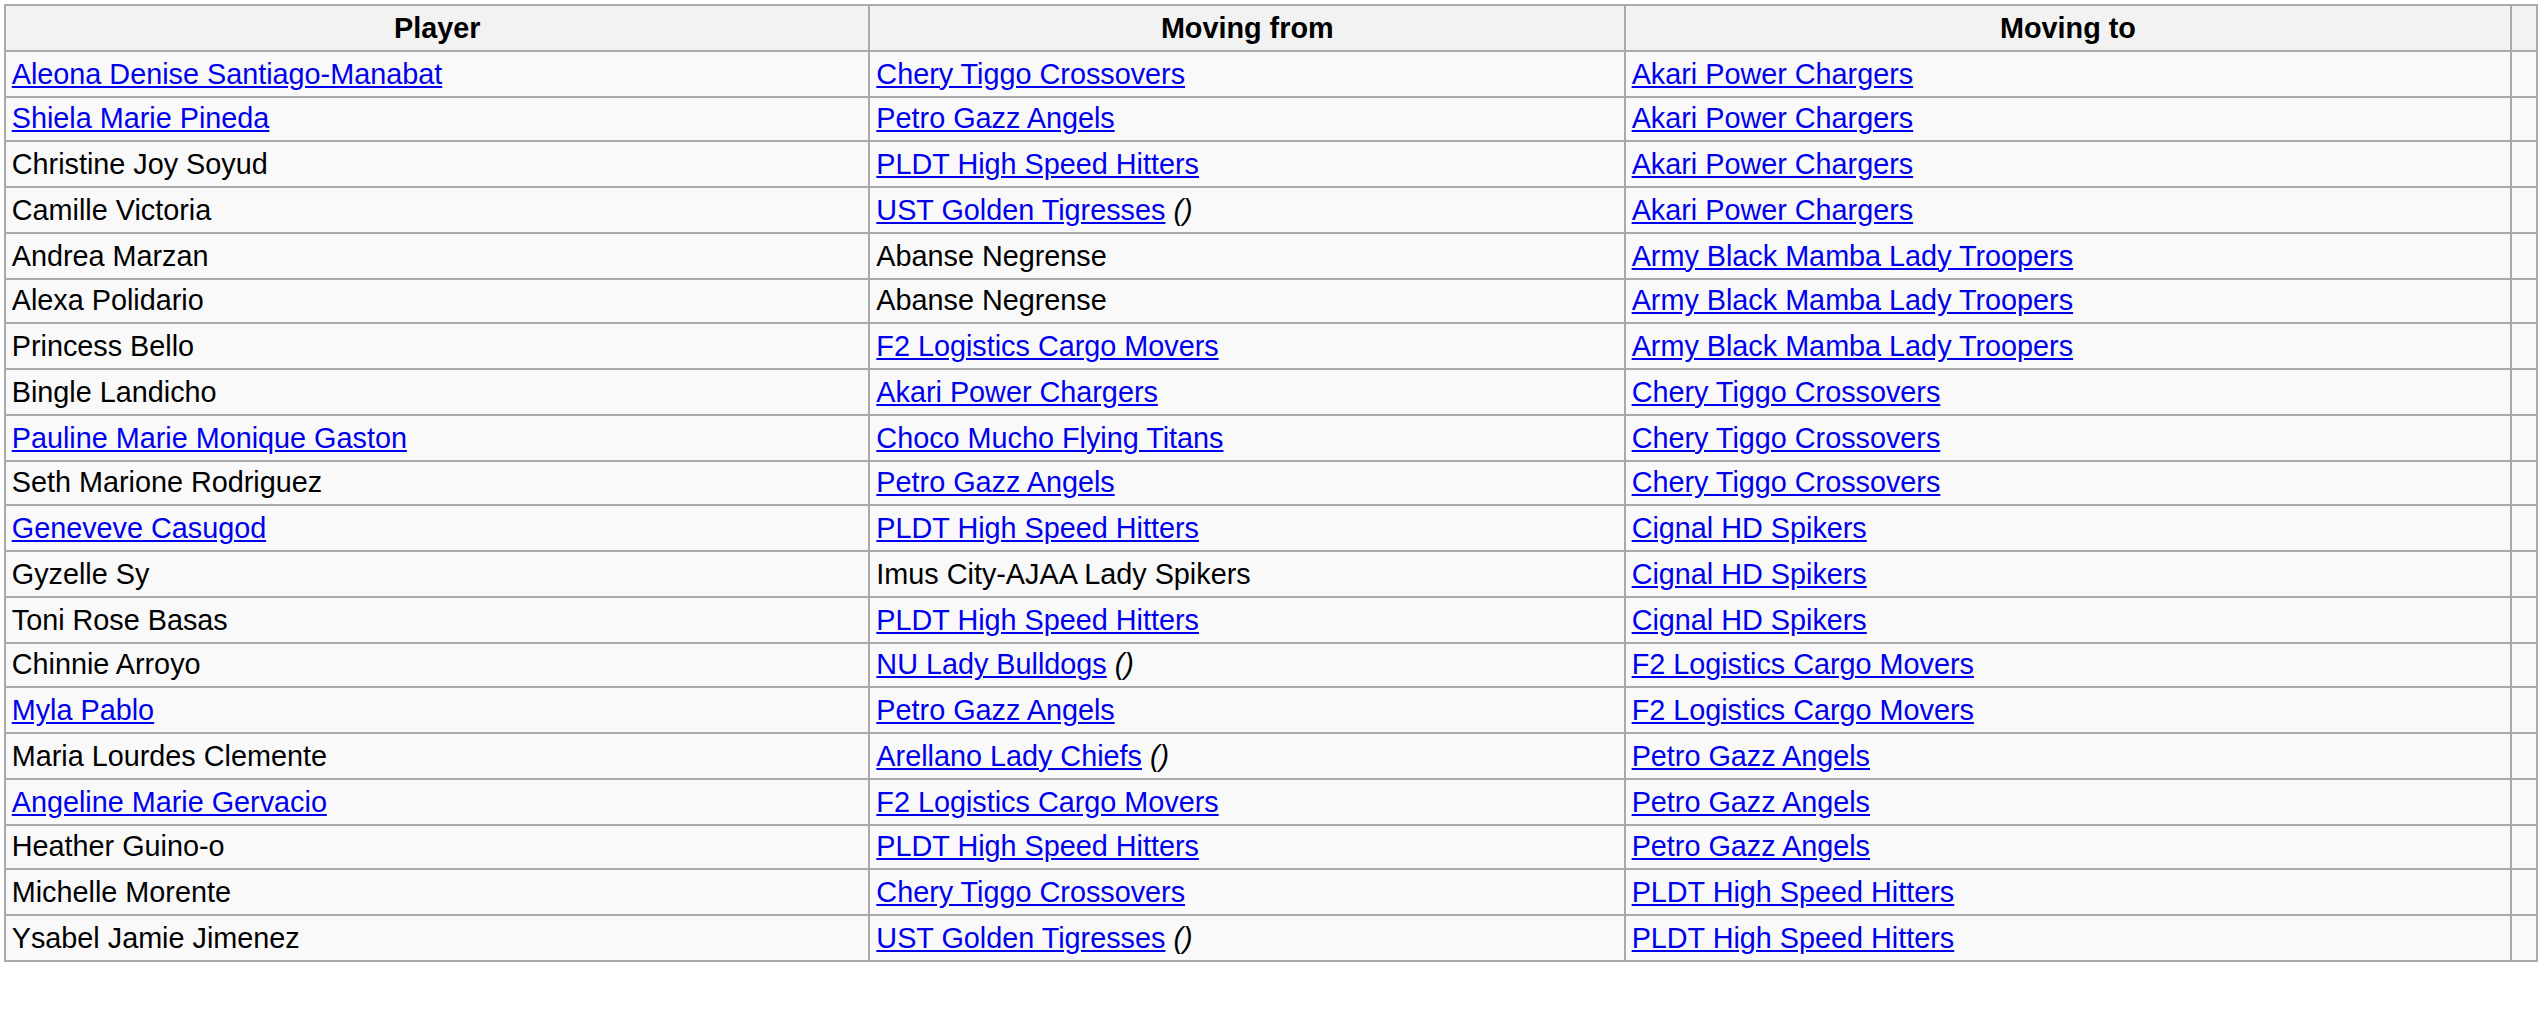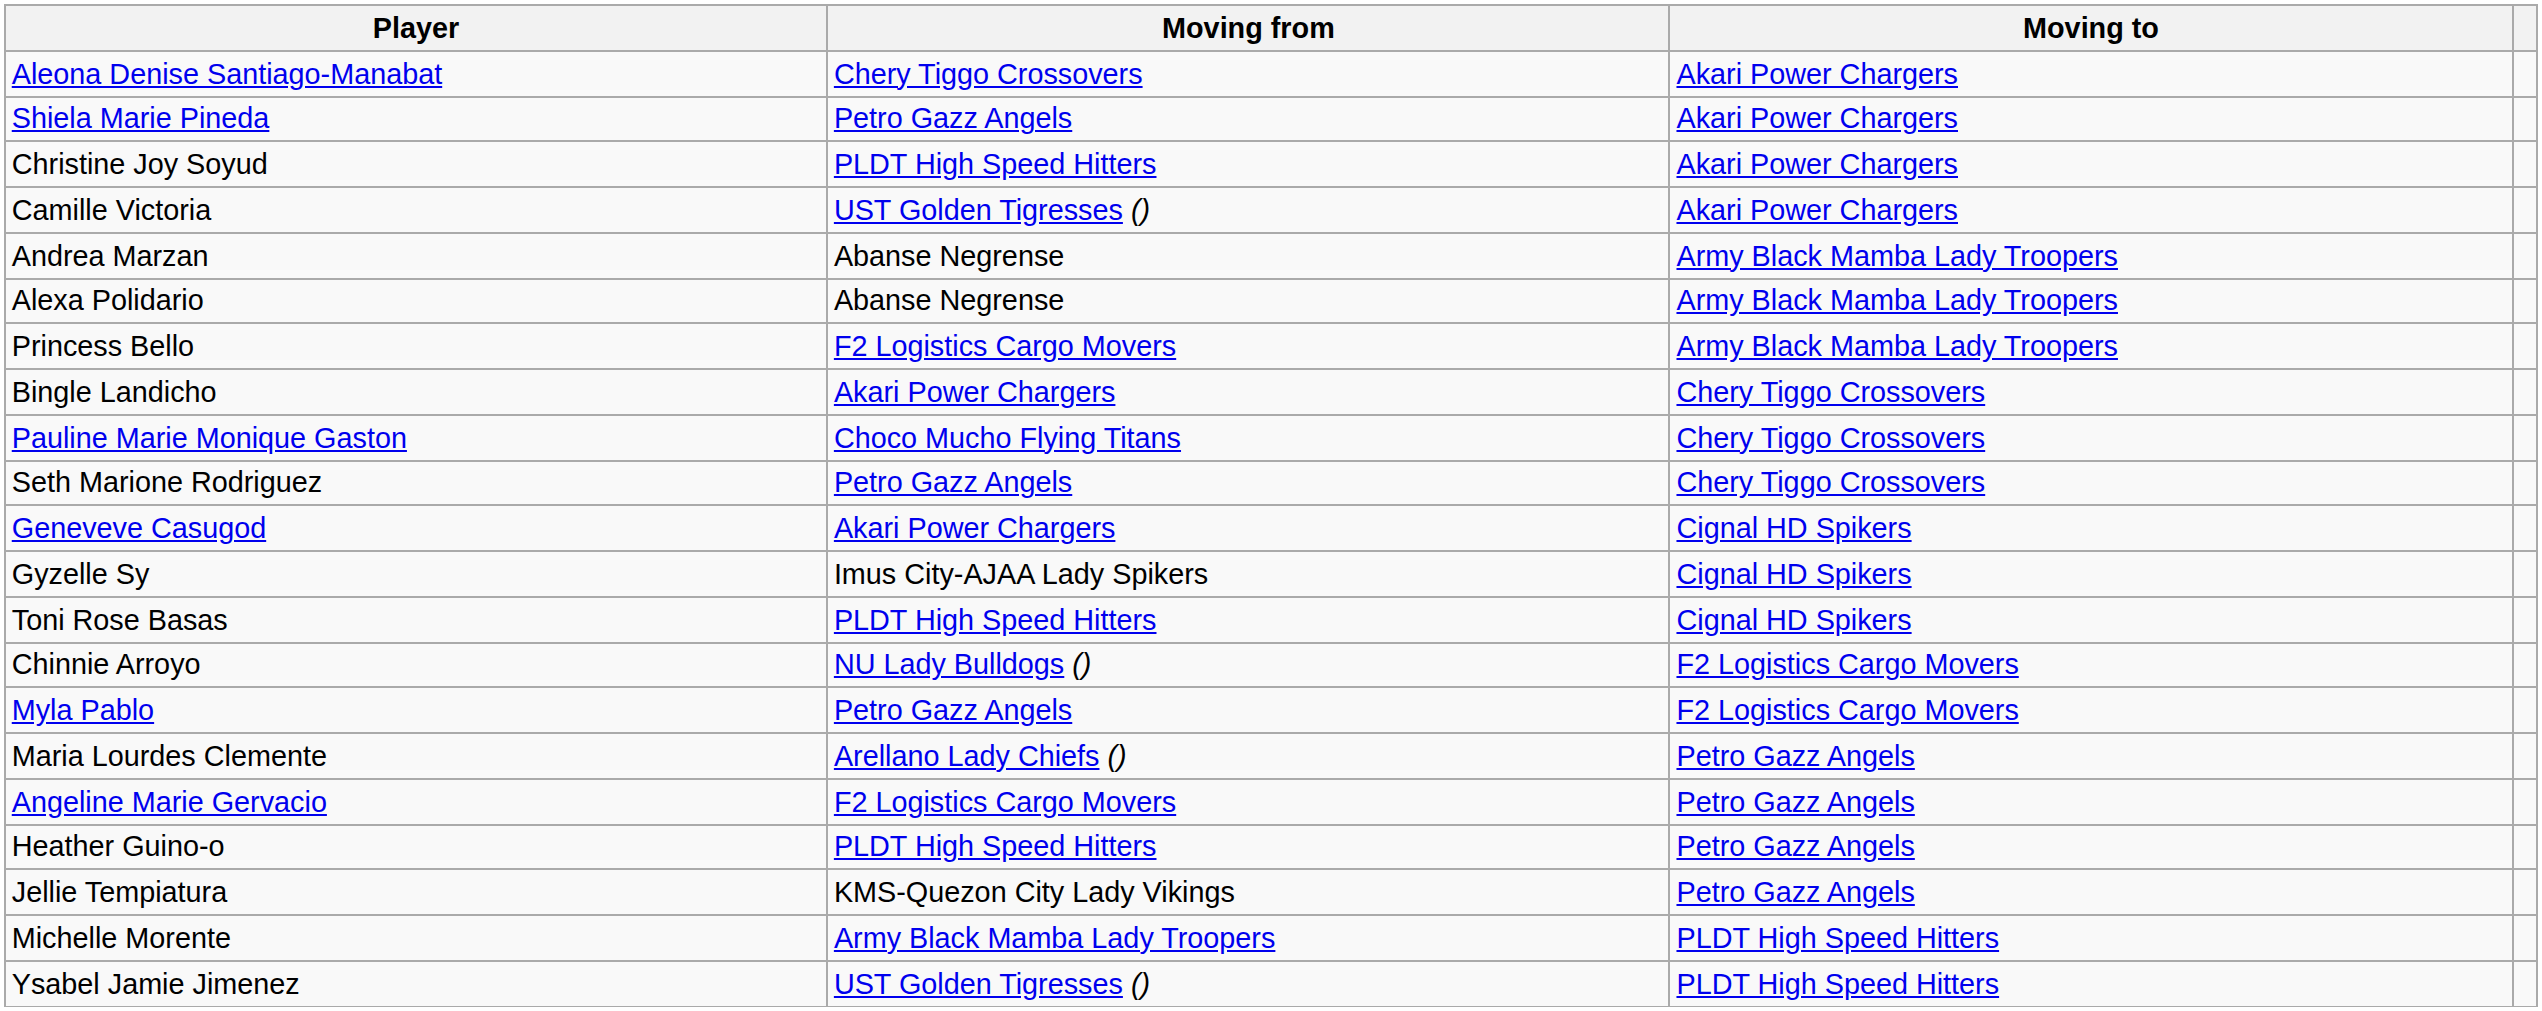(1038, 529) PLDT High Speed Hitters -> (975, 529) Akari Power Chargers
+ row: (119, 893)
(1031, 893) Chery Tiggo Crossovers -> (1055, 938) Army Black Mamba Lady Troopers
